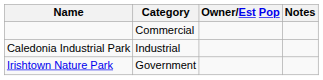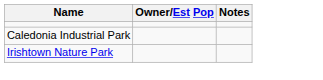- column: (166, 13)
